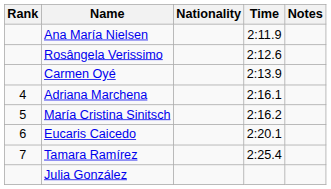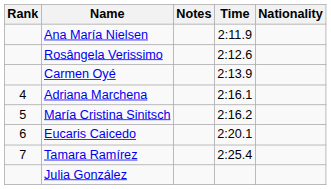columns swapped: (209, 14) <-> (305, 14)
